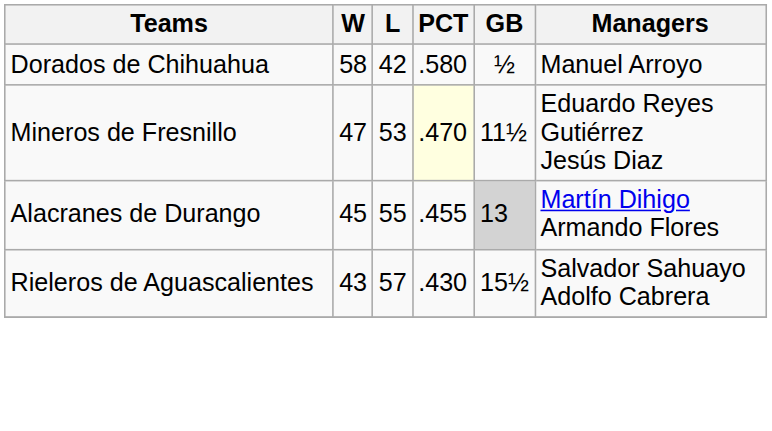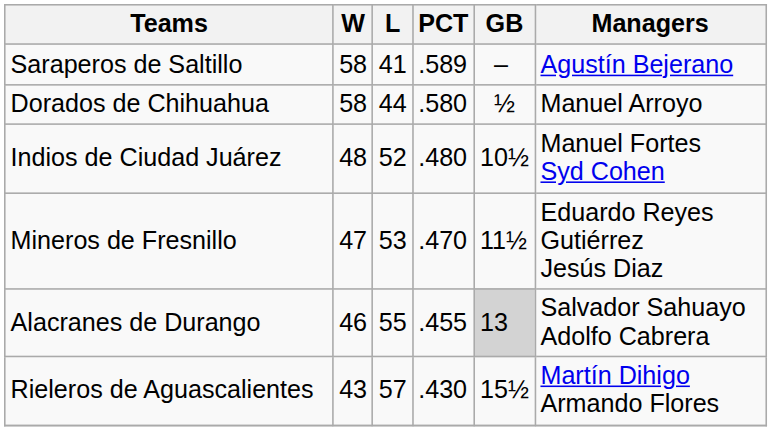+ row: (126, 64)
(393, 64) 42 -> (393, 104) 44
+ row: (146, 158)
(443, 132) lightyellow background -> (443, 240) no background
(353, 214) 45 -> (353, 322) 46
(630, 214) Martín Dihigo Armando Flores -> (650, 322) Salvador Sahuayo Adolfo Cabrera
(650, 282) Salvador Sahuayo Adolfo Cabrera -> (630, 390) Martín Dihigo Armando Flores
